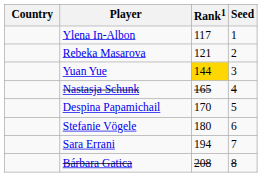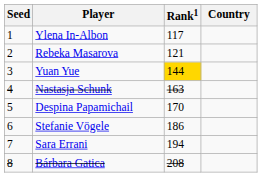columns swapped: (32, 15) <-> (243, 15)
(203, 89) 165 -> (175, 89) 163
(203, 126) 180 -> (175, 126) 186
